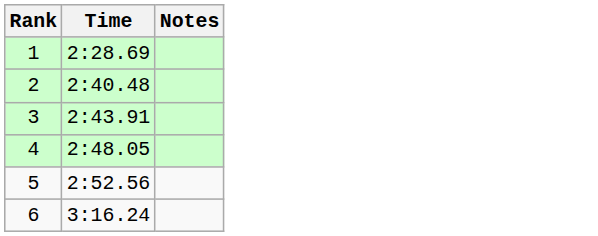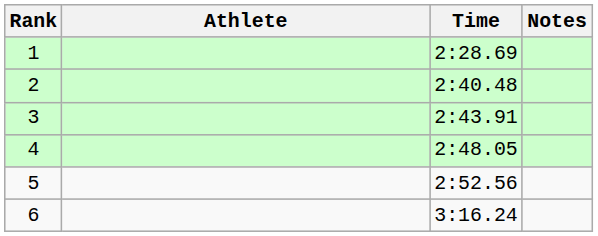+ column: (246, 21)
